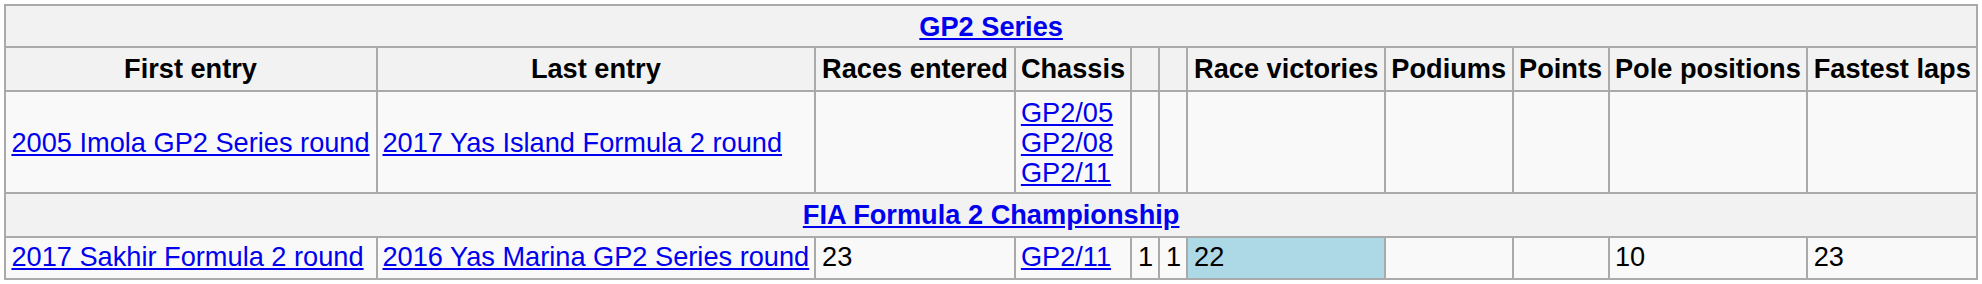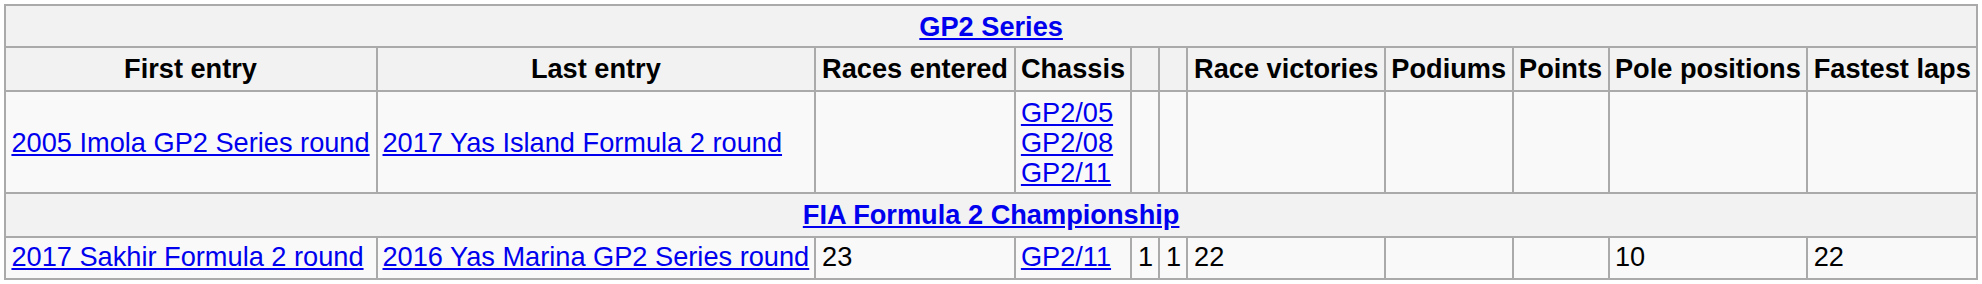(1209, 258) lightblue background -> (1209, 258) no background
(1829, 258) 23 -> (1829, 258) 22
